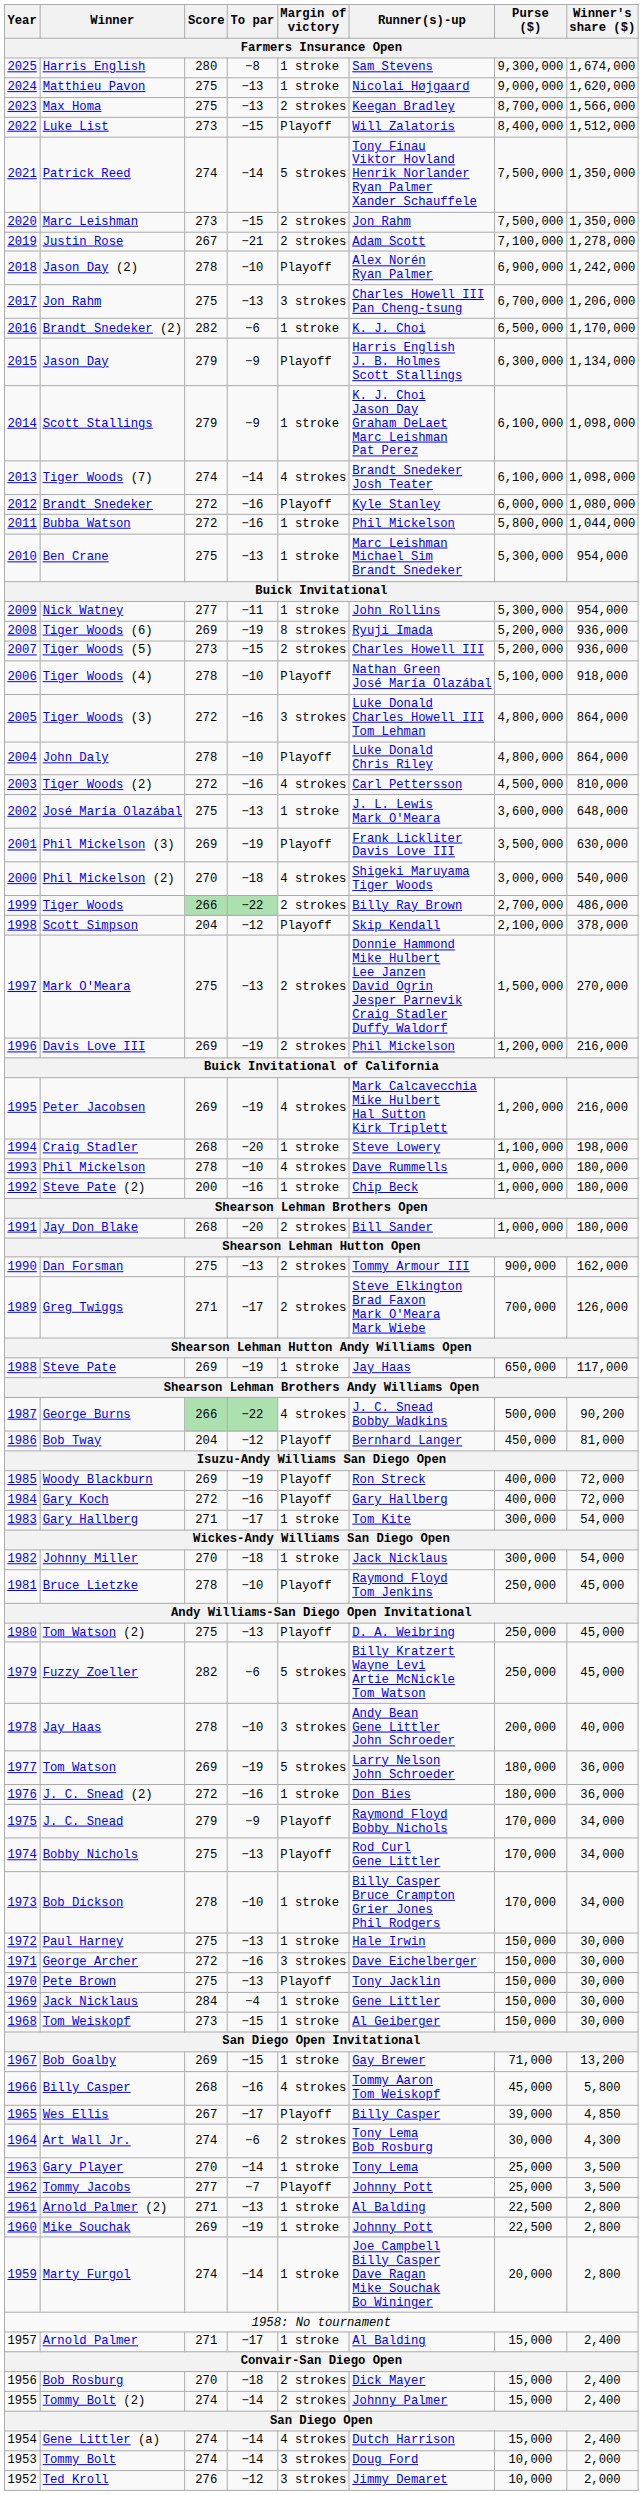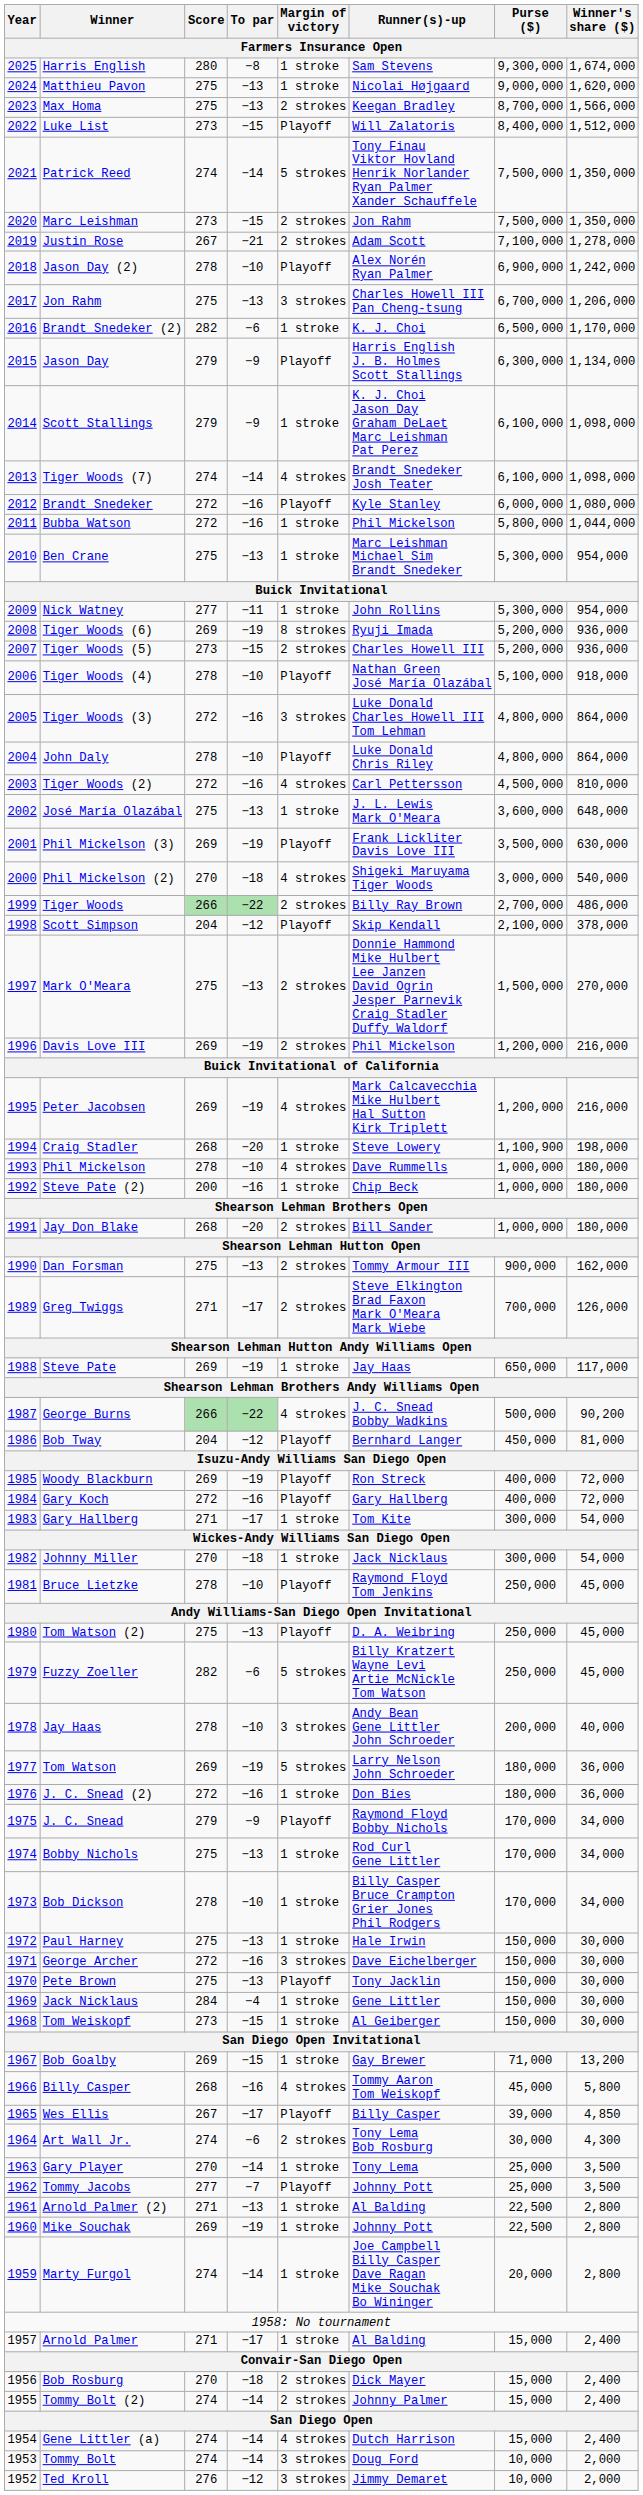(530, 1149) 1,100,000 -> (530, 1149) 1,100,900
(306, 1855) Playoff -> (310, 1855) 1 stroke
